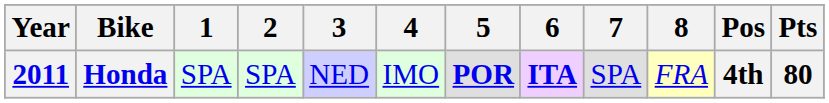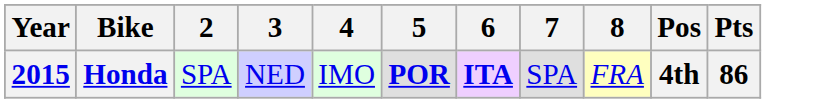- column: (206, 27)
(41, 73) 2011 -> (41, 73) 2015
(798, 73) 80 -> (734, 73) 86
